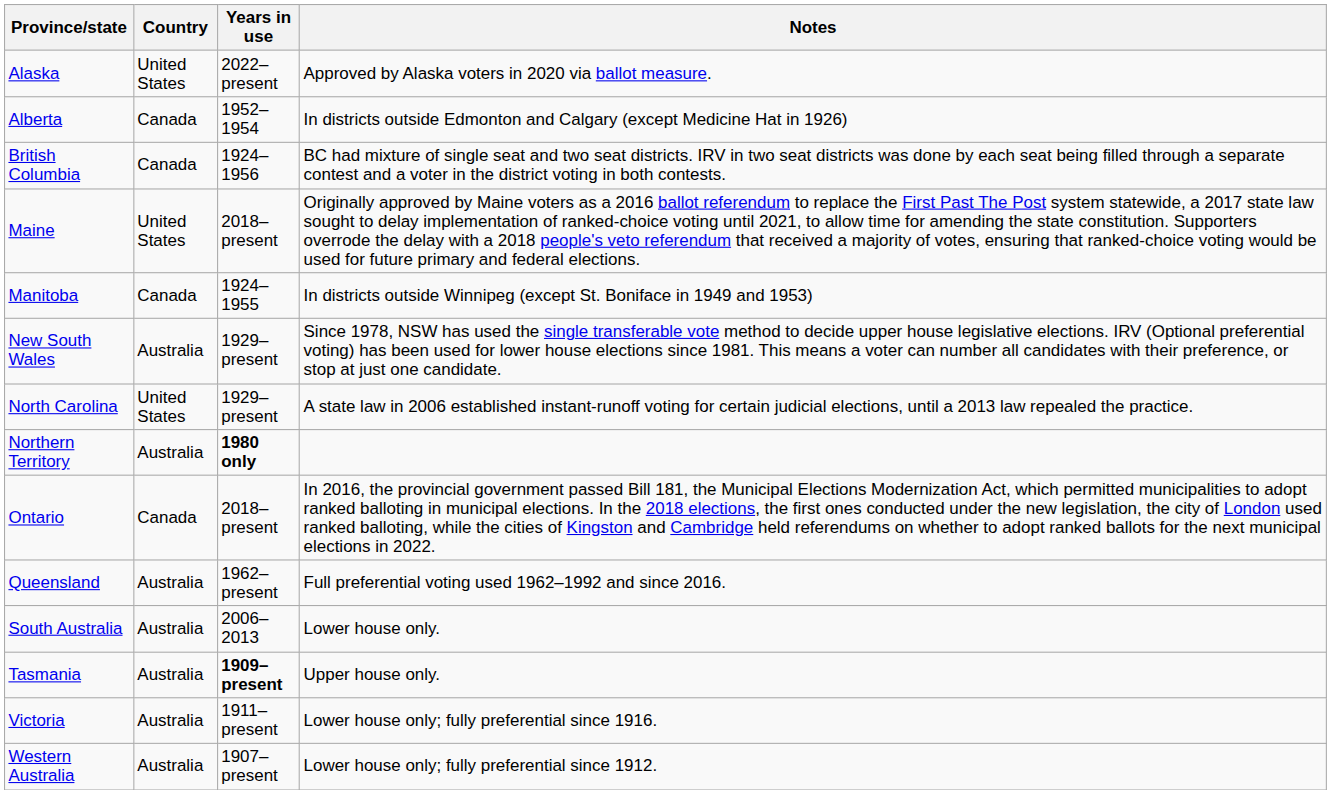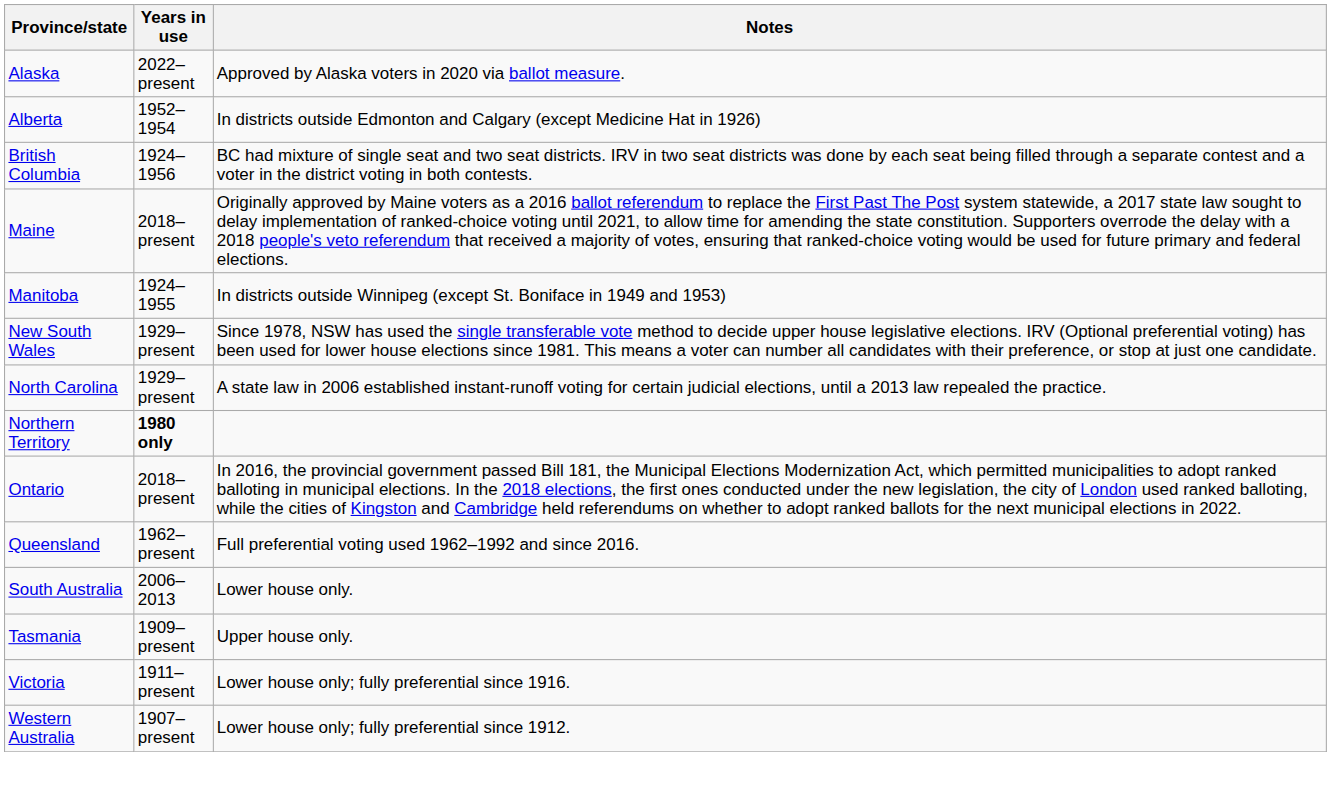- column: (175, 27)
(252, 674) bold -> (166, 636) normal
